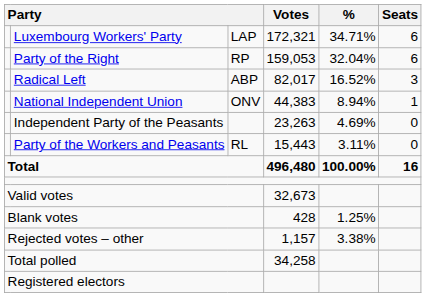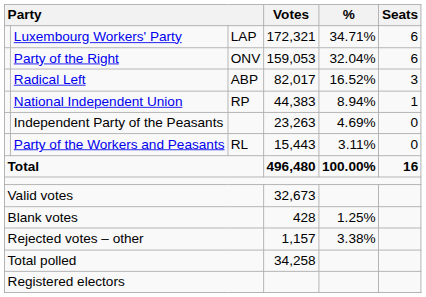(240, 58) RP -> (245, 58) ONV
(245, 101) ONV -> (240, 101) RP
